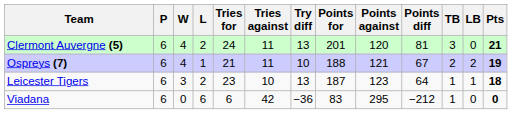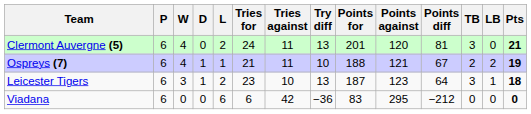+ column: (203, 20)
(452, 81) 1 -> (472, 81) 3
(452, 99) 1 -> (472, 99) 0
